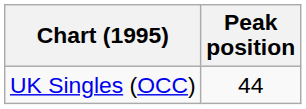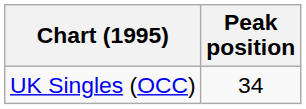(251, 84) 44 -> (251, 84) 34
